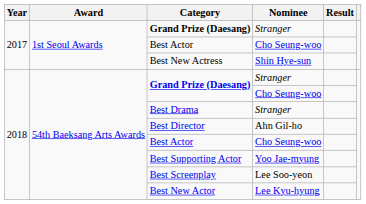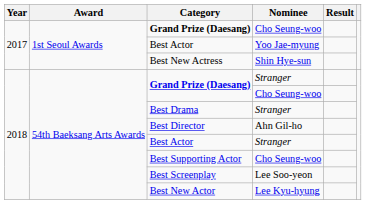(273, 28) Stranger -> (288, 28) Cho Seung-woo
(288, 45) Cho Seung-woo -> (287, 45) Yoo Jae-myung
(288, 142) Cho Seung-woo -> (273, 142) Stranger
(287, 158) Yoo Jae-myung -> (288, 158) Cho Seung-woo
